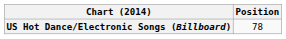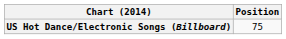(257, 27) 78 -> (257, 27) 75
